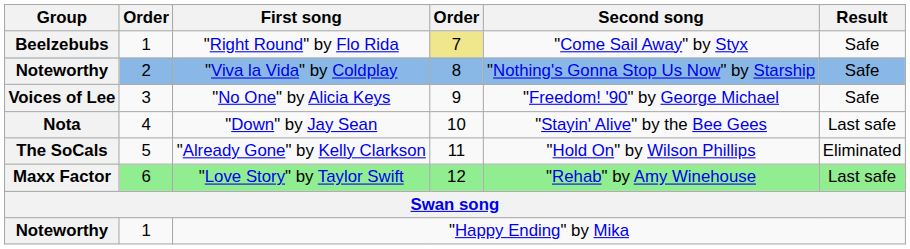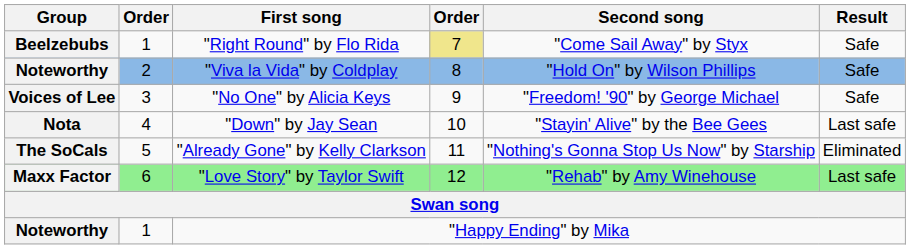(651, 71) "Nothing's Gonna Stop Us Now" by Starship -> (651, 71) "Hold On" by Wilson Phillips
(651, 151) "Hold On" by Wilson Phillips -> (651, 151) "Nothing's Gonna Stop Us Now" by Starship
